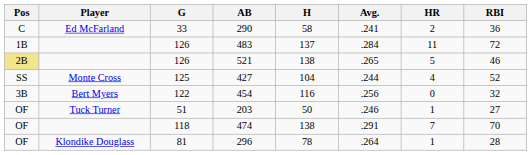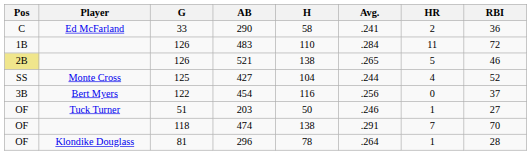(307, 45) 137 -> (307, 45) 110
(495, 93) 32 -> (495, 93) 37
